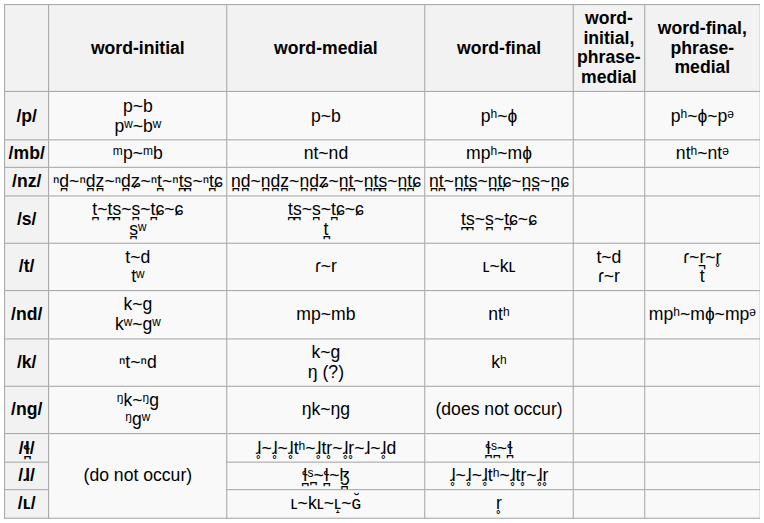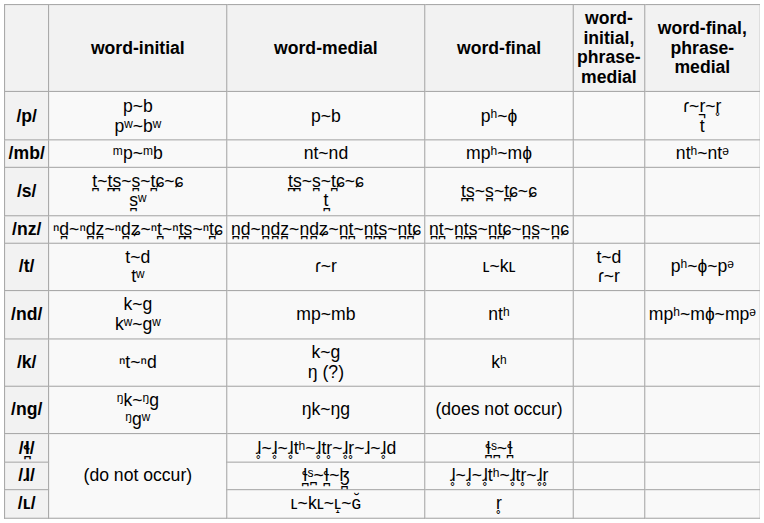(702, 115) pʰ~ɸ~pᵊ -> (702, 115) ɾ~r~r̥ t̚
rows swapped: (27, 219) <-> (27, 181)
(702, 266) ɾ~r~r̥ t̚ -> (702, 266) pʰ~ɸ~pᵊ
